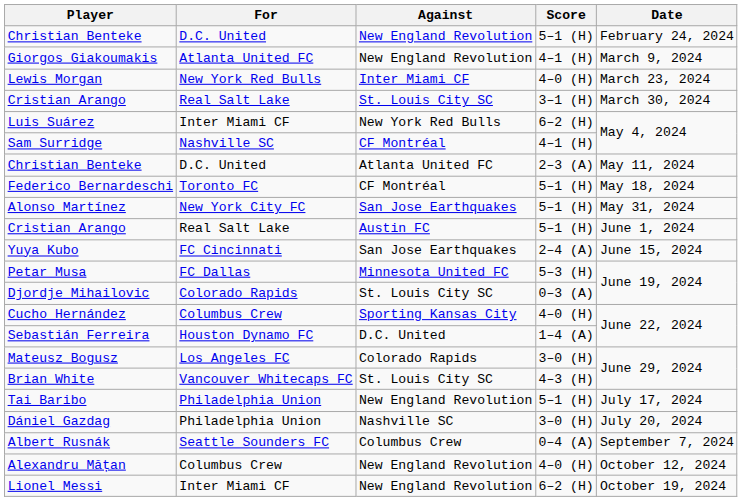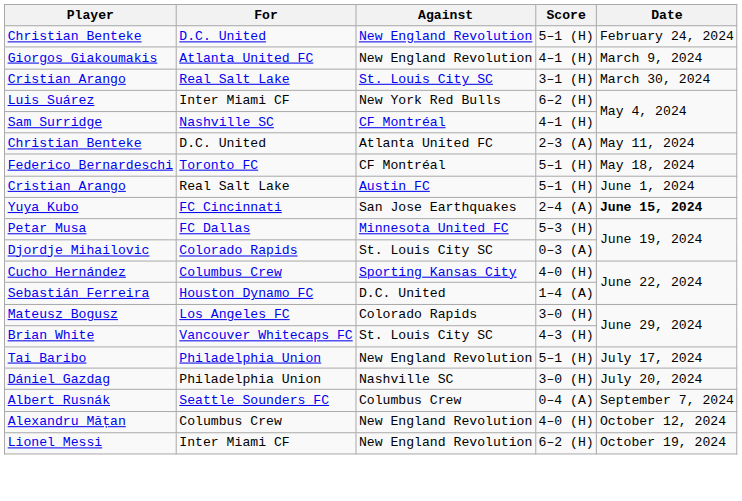- row: (55, 79)
- row: (67, 208)
(651, 251) normal -> (651, 208) bold
